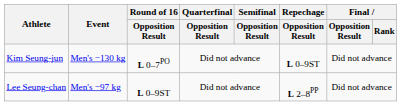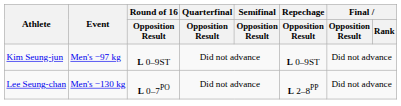(98, 58) Men's −130 kg -> (96, 57) Men's −97 kg
(154, 64) L 0–7PO -> (154, 63) L 0–9ST
(96, 87) Men's −97 kg -> (98, 85) Men's −130 kg
(154, 92) L 0–9ST -> (154, 90) L 0–7PO
